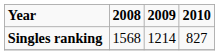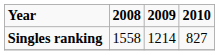(127, 38) 1568 -> (127, 38) 1558
